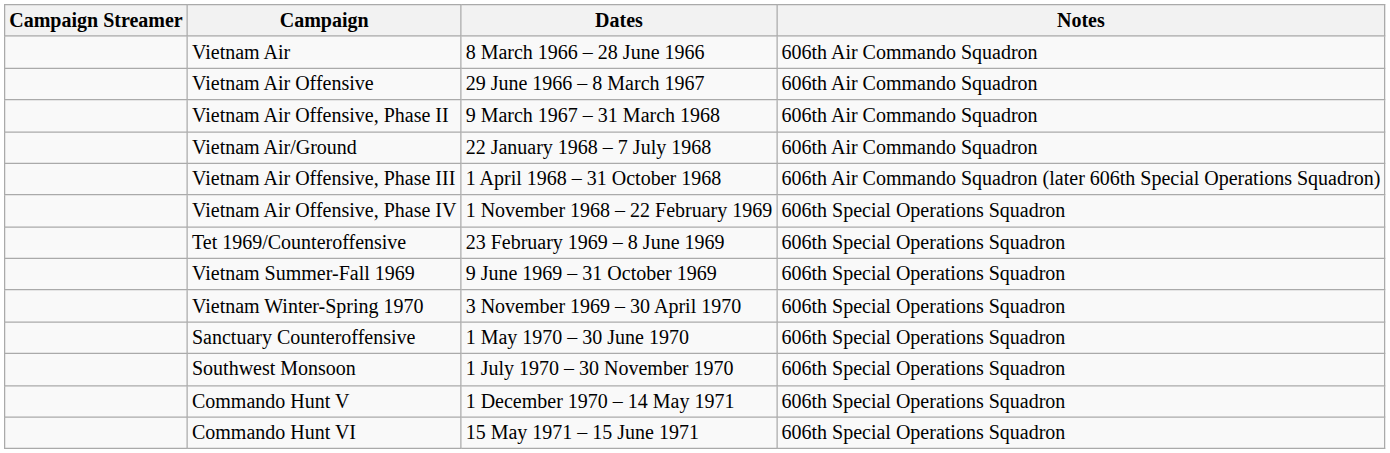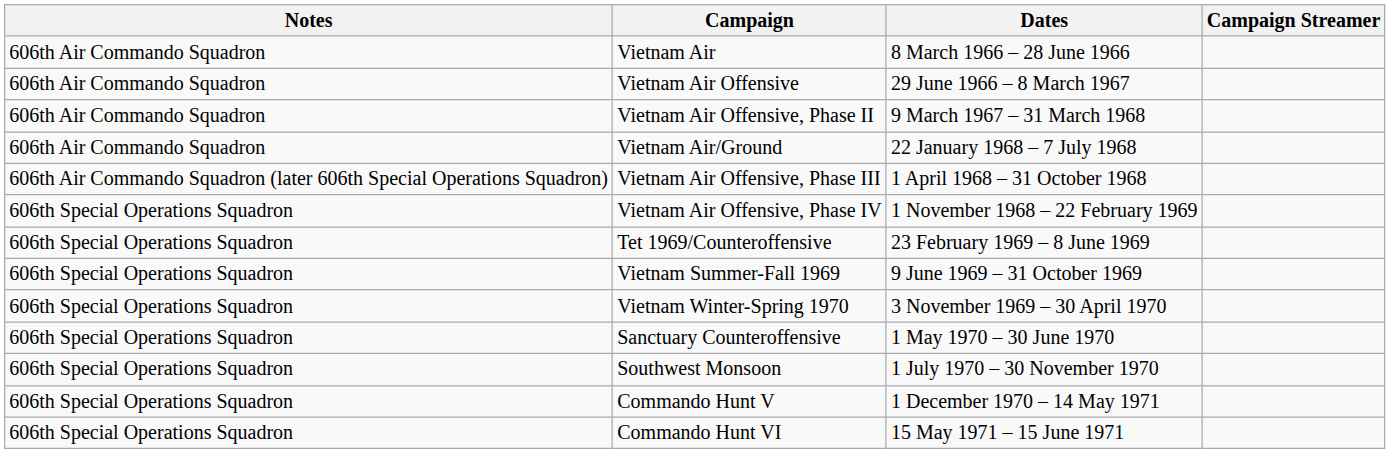columns swapped: (96, 20) <-> (1081, 20)
